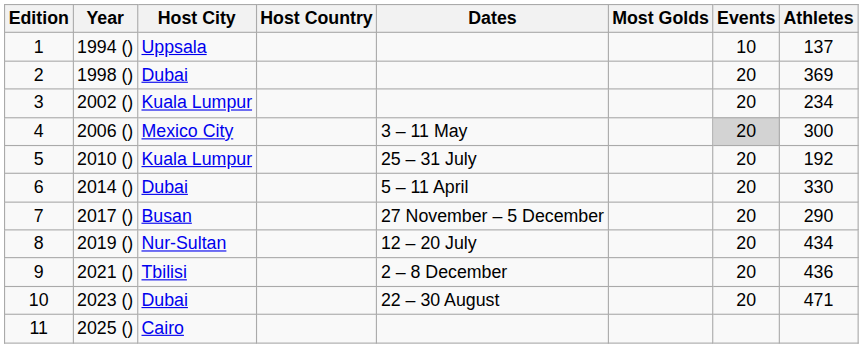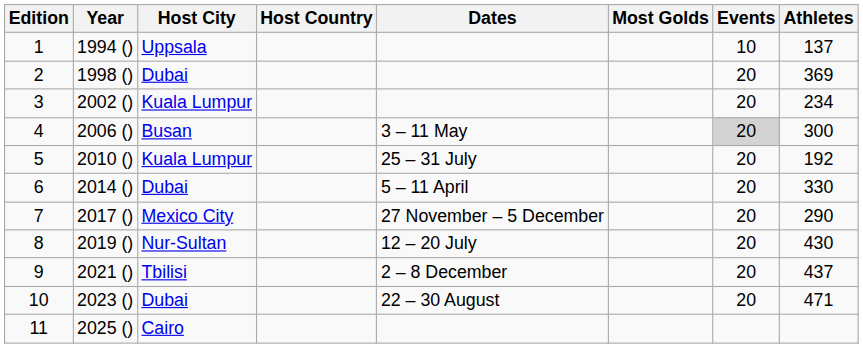(187, 131) Mexico City -> (167, 131) Busan
(167, 215) Busan -> (187, 215) Mexico City
(819, 243) 434 -> (819, 243) 430
(819, 272) 436 -> (819, 272) 437
